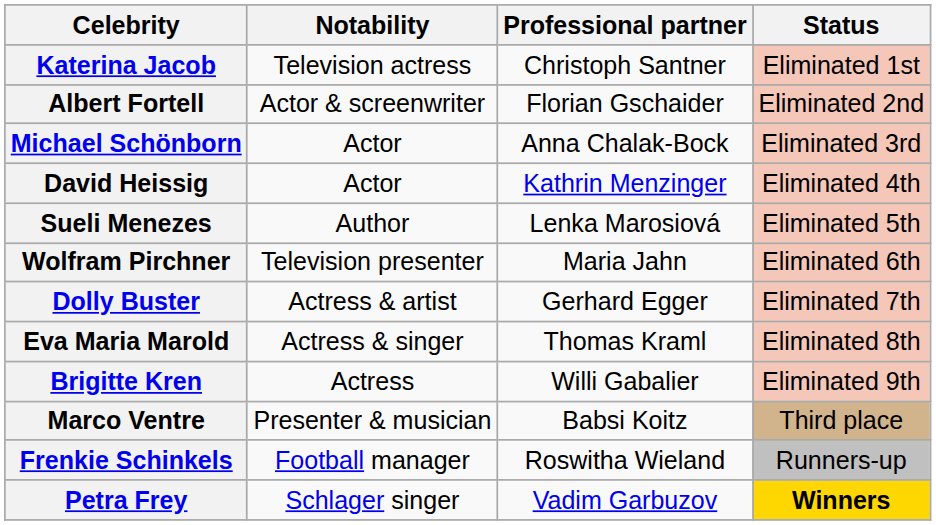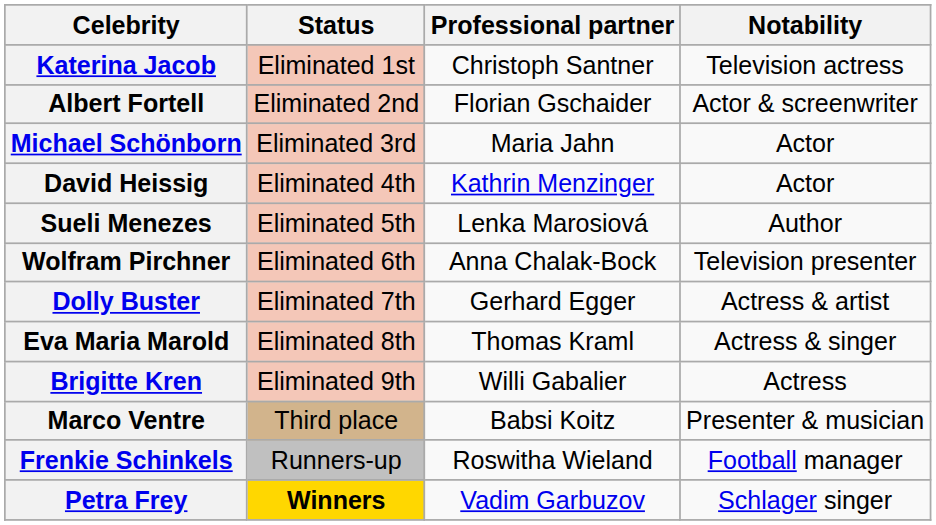columns swapped: (372, 25) <-> (841, 25)
(625, 144) Anna Chalak-Bock -> (553, 144) Maria Jahn
(625, 263) Maria Jahn -> (553, 263) Anna Chalak-Bock
